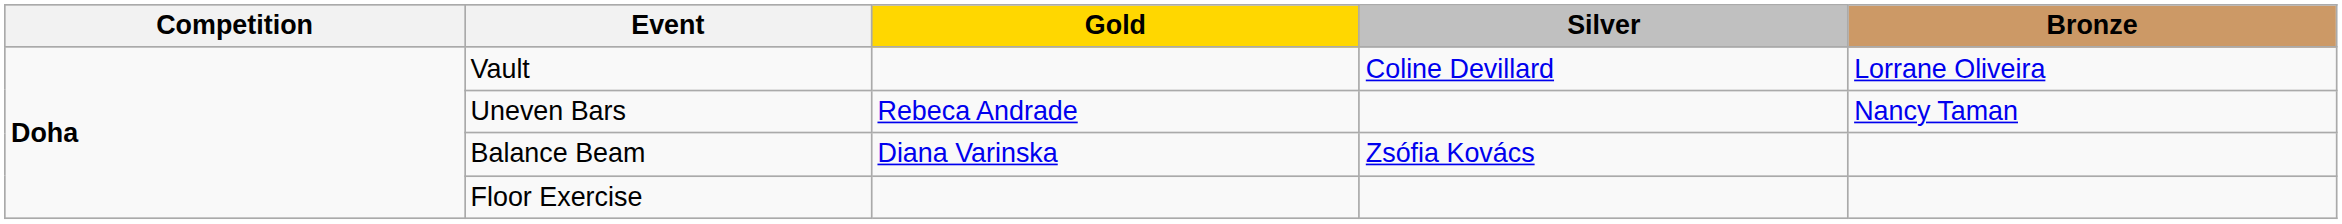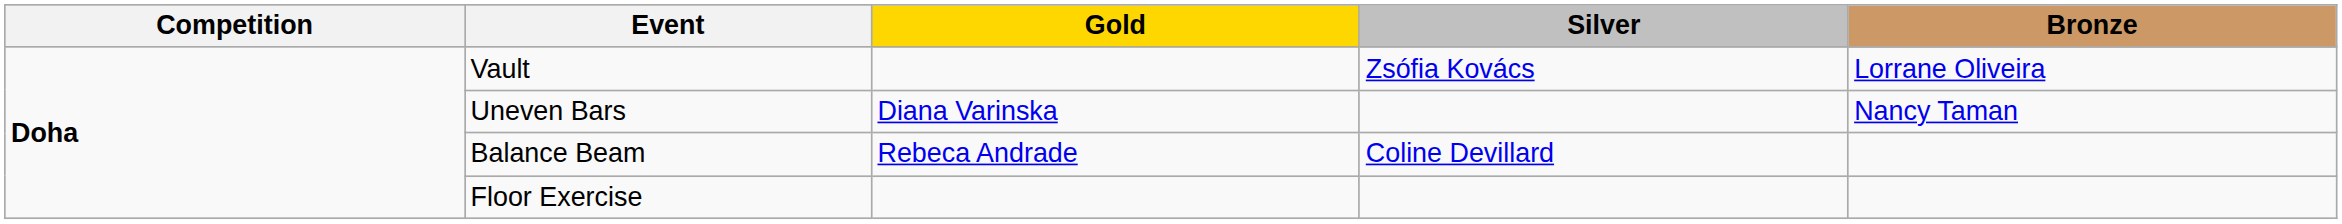(1460, 68) Coline Devillard -> (1450, 68) Zsófia Kovács
(978, 111) Rebeca Andrade -> (968, 111) Diana Varinska
(968, 153) Diana Varinska -> (978, 153) Rebeca Andrade
(1450, 153) Zsófia Kovács -> (1460, 153) Coline Devillard
